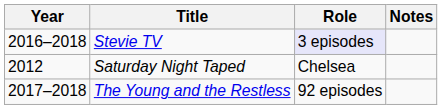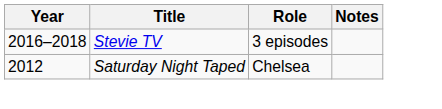(336, 41) lavender background -> (290, 41) no background
- row: (192, 91)
